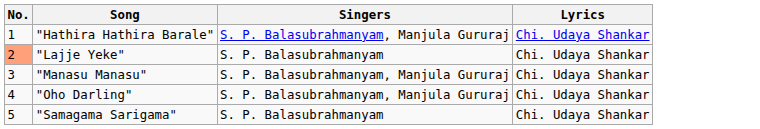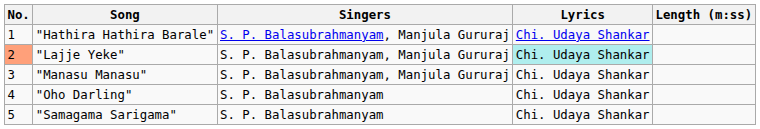+ column: (704, 15)
(302, 55) S. P. Balasubrahmanyam -> (365, 55) S. P. Balasubrahmanyam, Manjula Gururaj
(583, 55) no background -> (583, 55) paleturquoise background
(365, 95) S. P. Balasubrahmanyam, Manjula Gururaj -> (302, 95) S. P. Balasubrahmanyam
